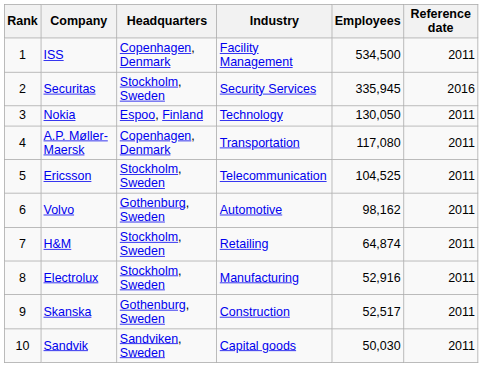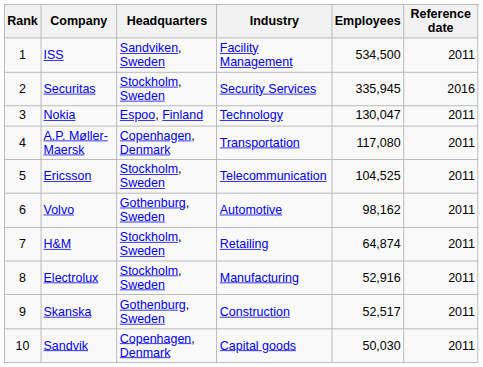(157, 55) Copenhagen, Denmark -> (151, 55) Sandviken, Sweden
(378, 115) 130,050 -> (378, 115) 130,047
(151, 345) Sandviken, Sweden -> (157, 345) Copenhagen, Denmark
